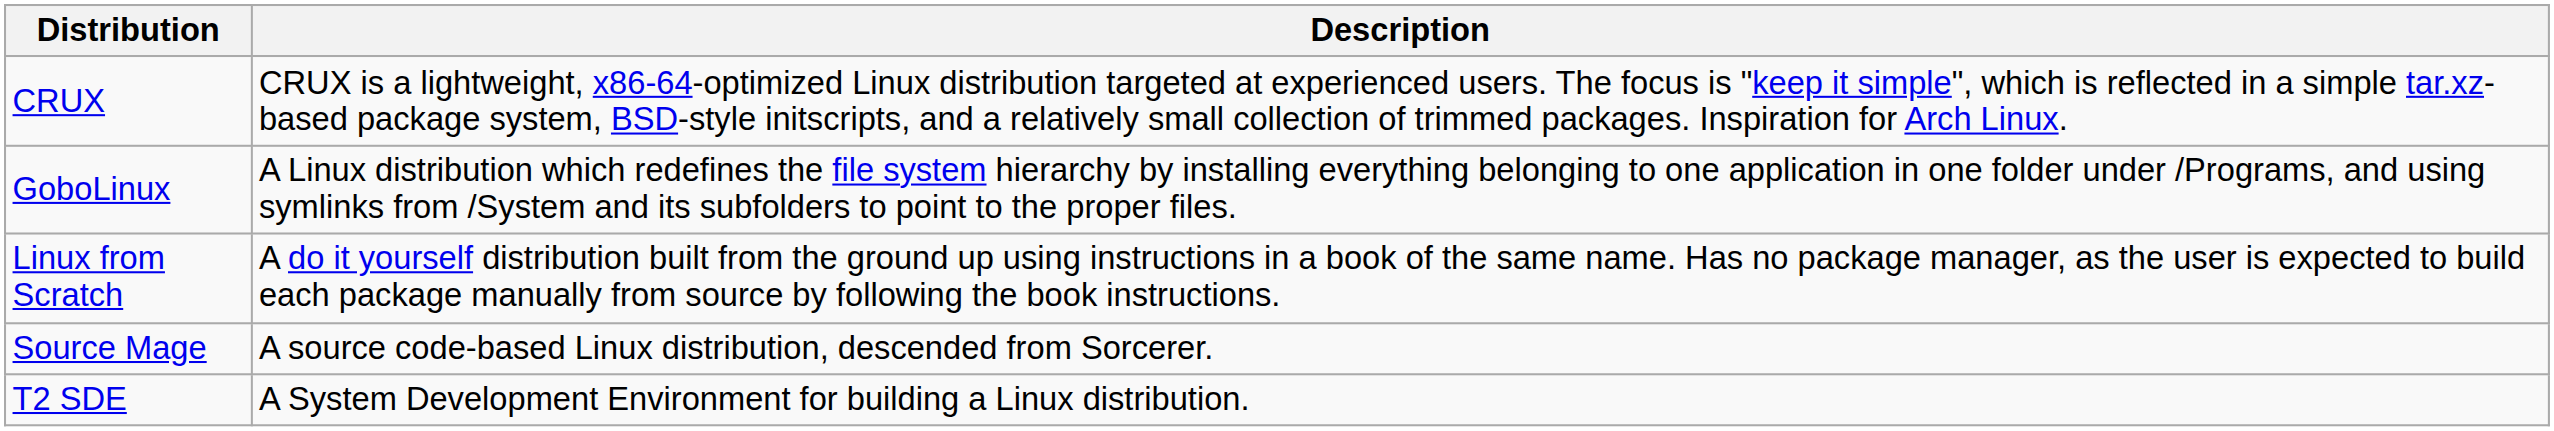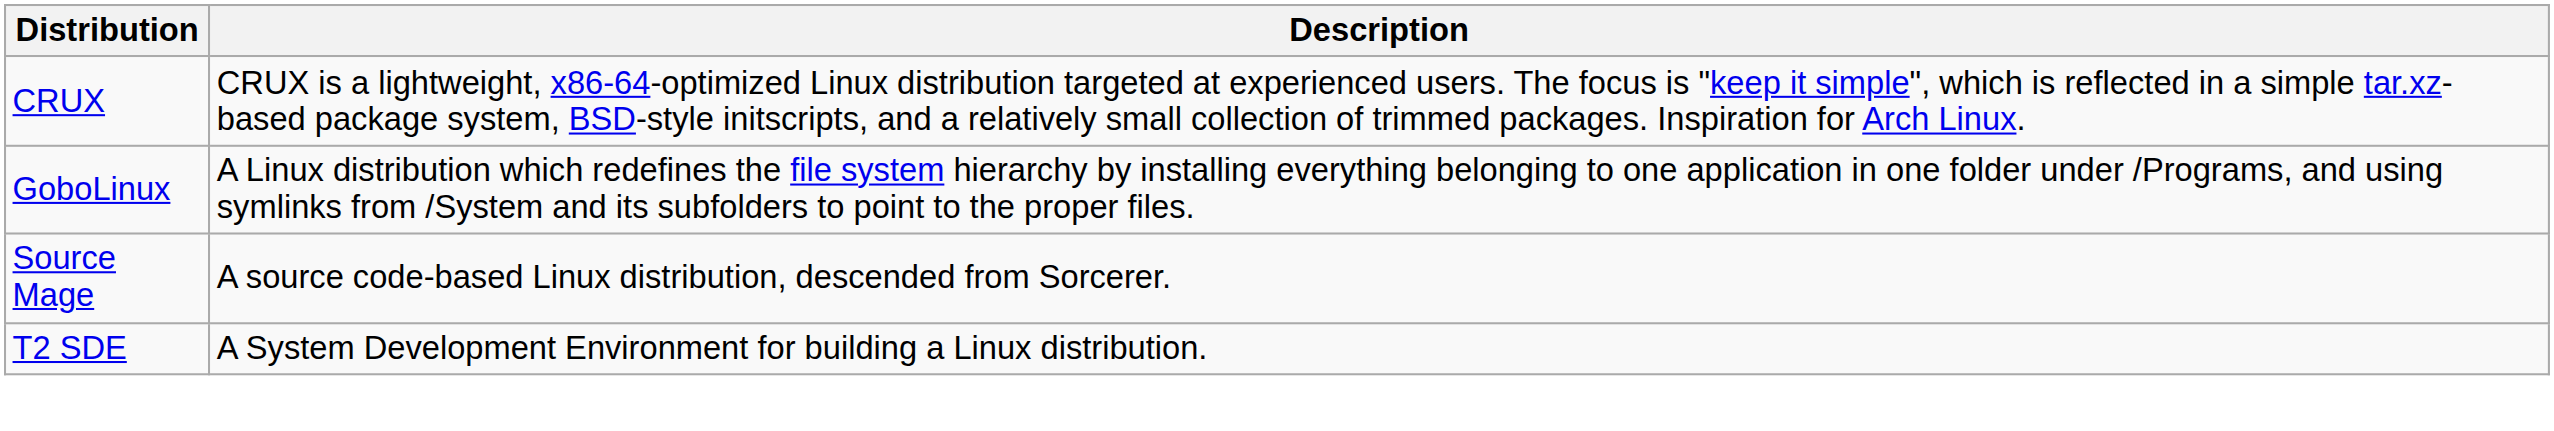- row: (89, 277)
